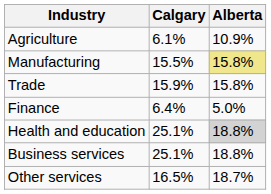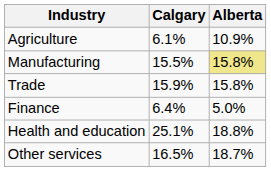(233, 131) lightgrey background -> (233, 131) no background
- row: (66, 154)
